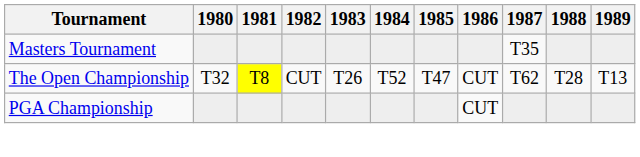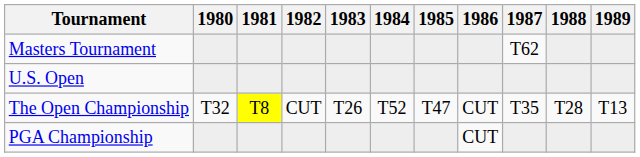(524, 49) T35 -> (524, 49) T62
+ row: (46, 78)
(524, 78) T62 -> (524, 108) T35
